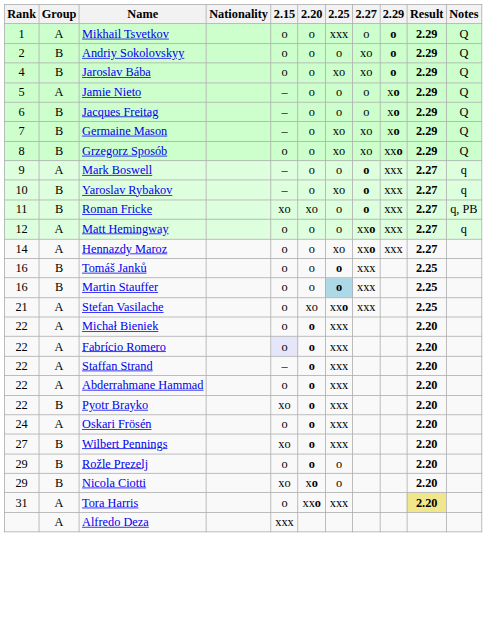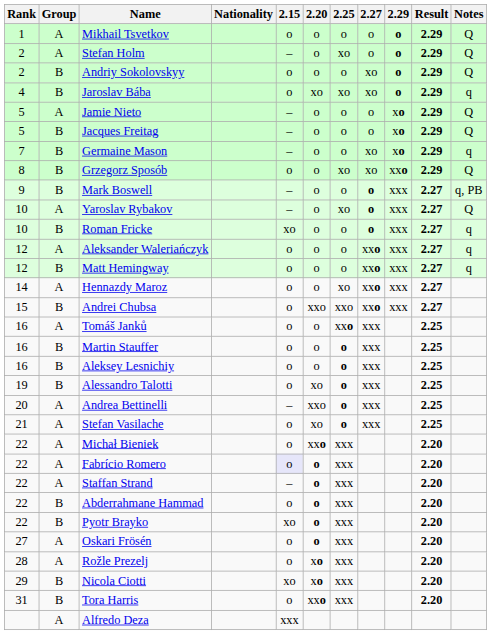(339, 33) xxx -> (344, 33) o
+ row: (113, 53)
(312, 72) o -> (317, 92) xo
(464, 72) Q -> (469, 92) q
(22, 111) 6 -> (22, 131) 5
(339, 131) xo -> (344, 151) o
(464, 131) Q -> (469, 151) q
(59, 170) A -> (59, 190) B
(464, 170) q -> (469, 190) q, PB
(59, 190) B -> (59, 209) A
(464, 190) q -> (469, 209) Q
(22, 209) 11 -> (22, 229) 10
(312, 209) xo -> (317, 229) o
(464, 209) q, PB -> (469, 229) q
+ row: (145, 248)
(59, 229) A -> (59, 268) B
+ row: (119, 307)
(59, 268) B -> (59, 326) A
(339, 268) o -> (344, 326) xxo
(339, 287) lightblue background -> (344, 346) no background
+ row: (128, 365)
+ row: (127, 385)
+ row: (125, 405)
(339, 307) xxo -> (344, 424) o
(312, 326) o -> (317, 444) xxo
(59, 385) A -> (59, 502) B
(22, 424) 24 -> (22, 541) 27
- row: (125, 444)
(22, 463) 29 -> (22, 561) 28
(59, 463) B -> (59, 561) A
(312, 463) o -> (317, 561) xo
(339, 463) o -> (344, 561) xxx
(339, 483) o -> (344, 580) xxx
(59, 502) A -> (59, 600) B
(427, 502) khaki background -> (432, 600) no background
